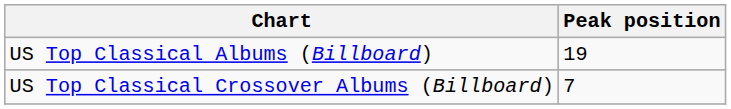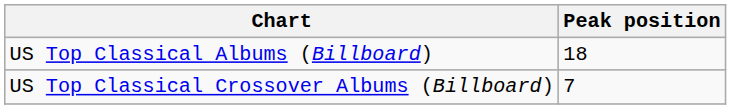(575, 54) 19 -> (575, 54) 18
